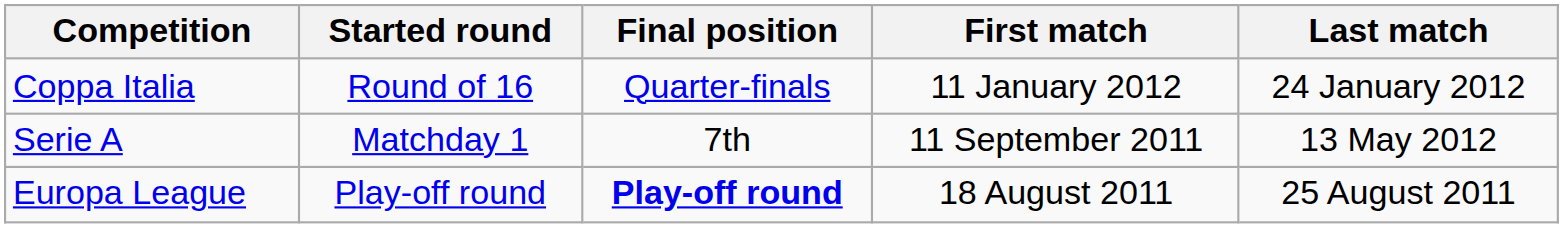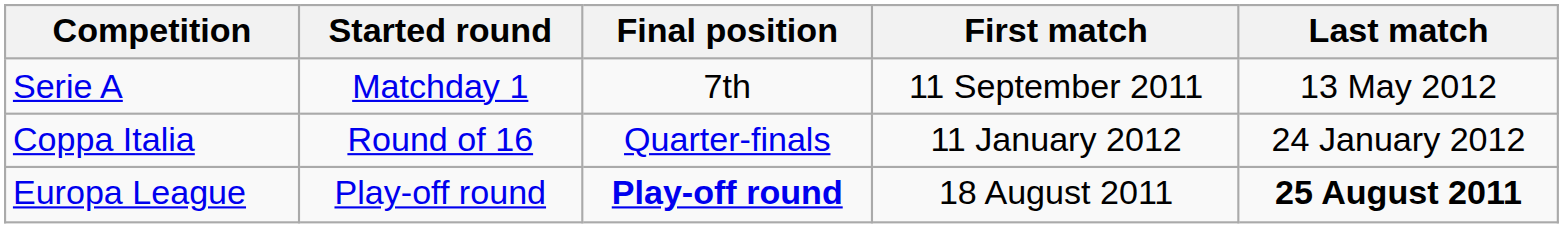rows swapped: (68, 139) <-> (104, 85)
(1399, 193) normal -> (1399, 193) bold
